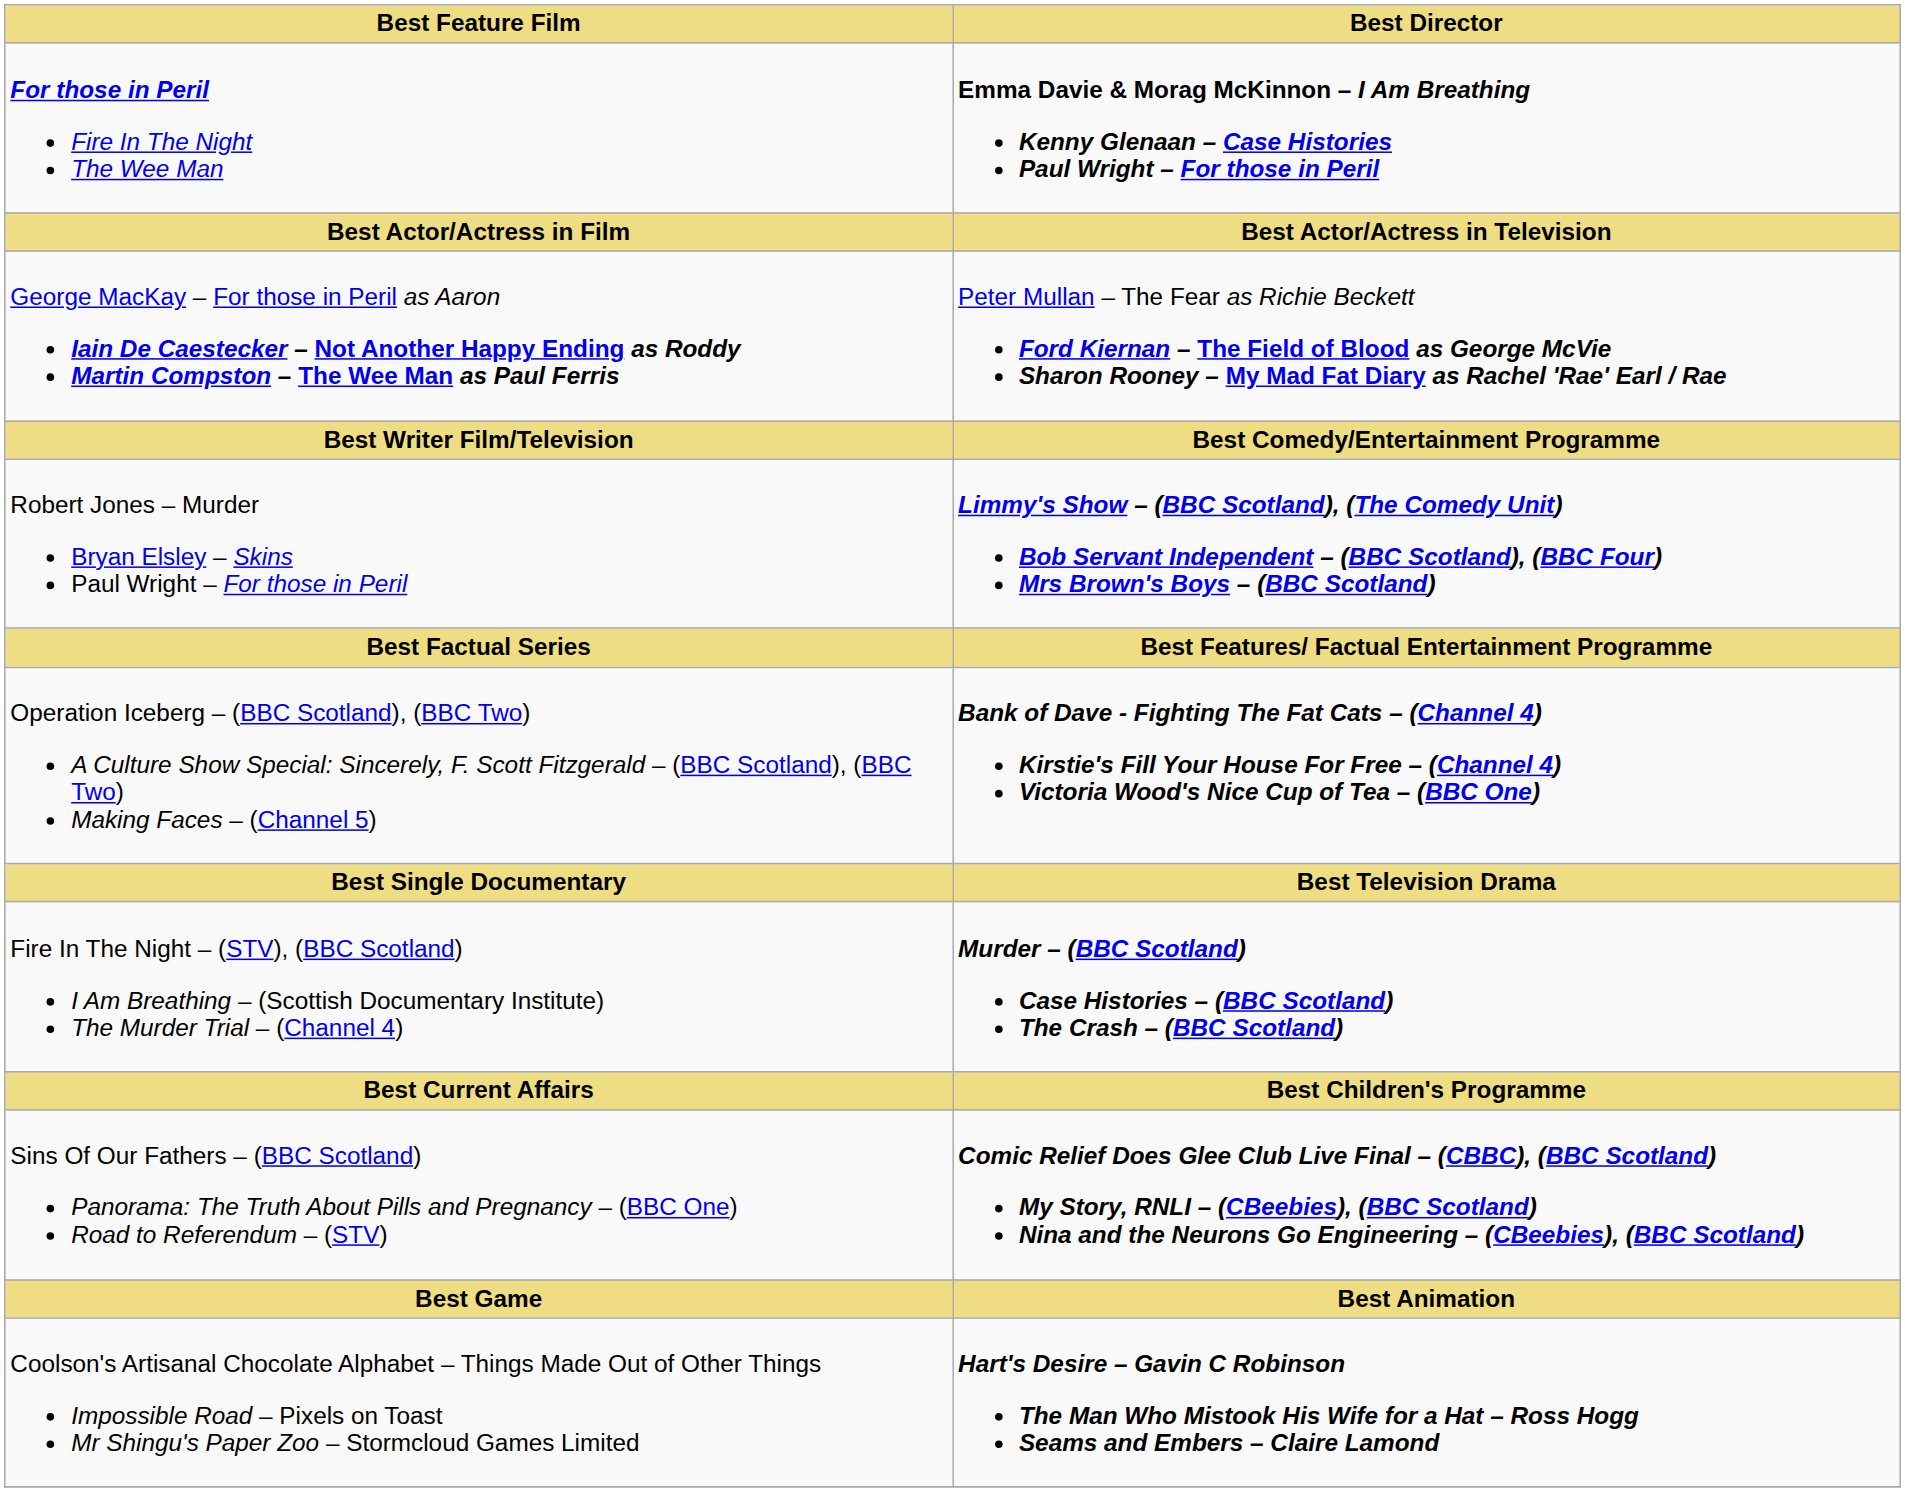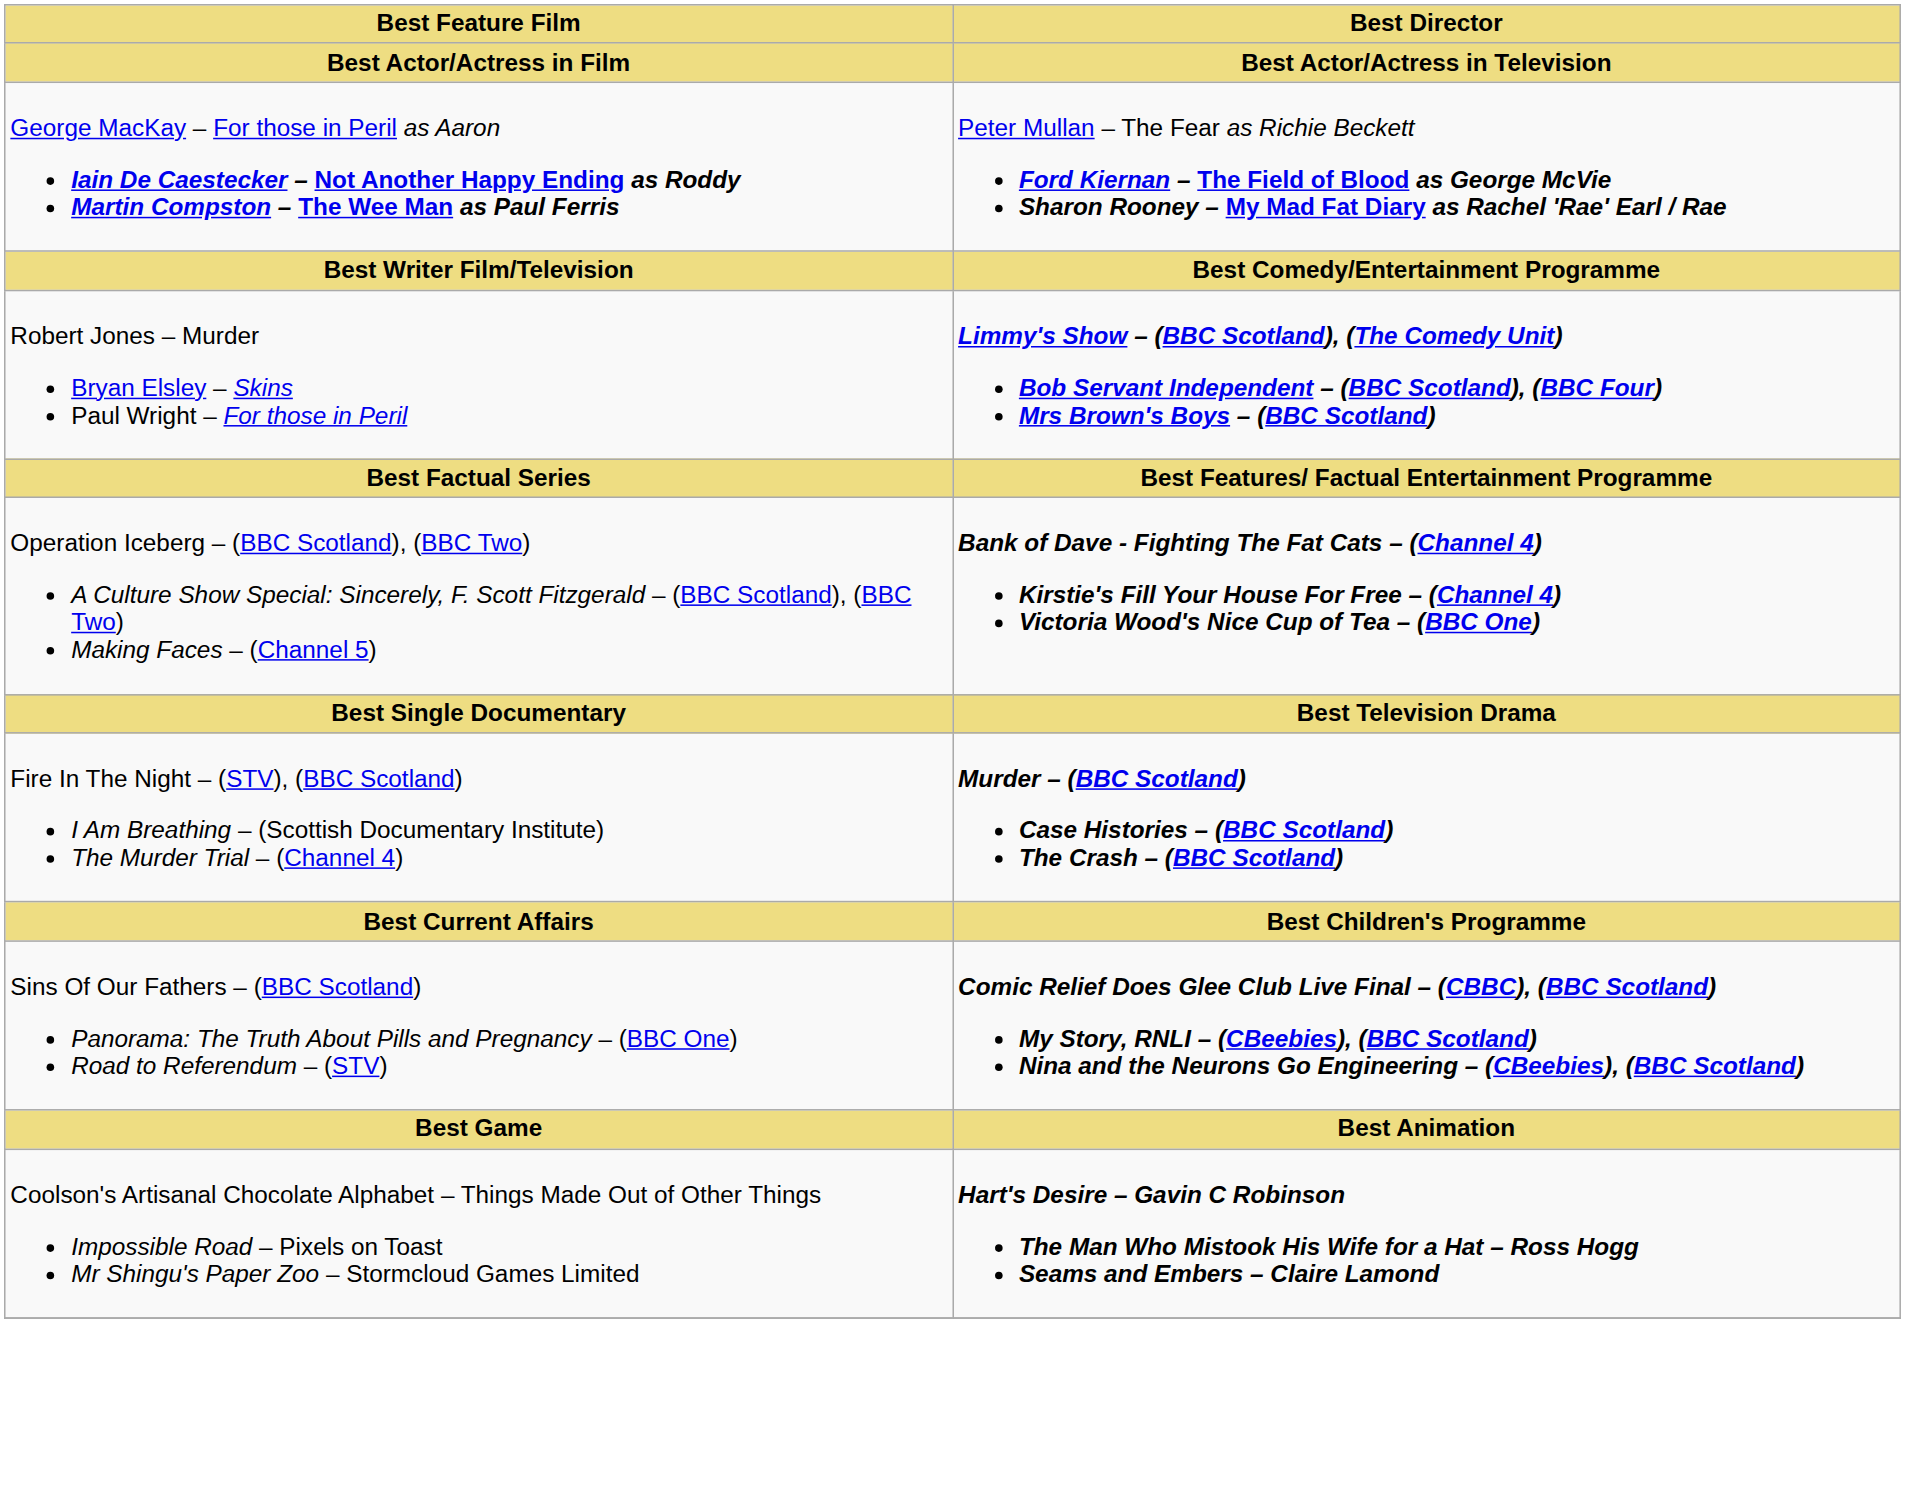- row: (479, 129)
